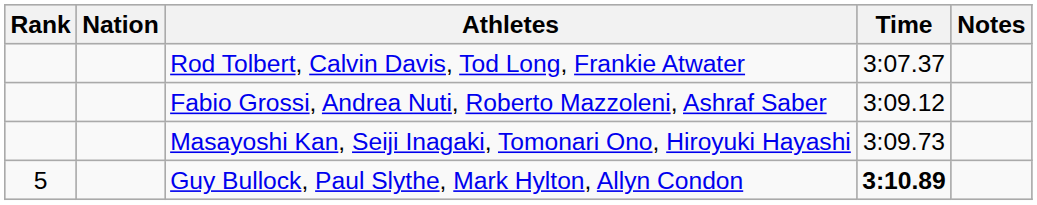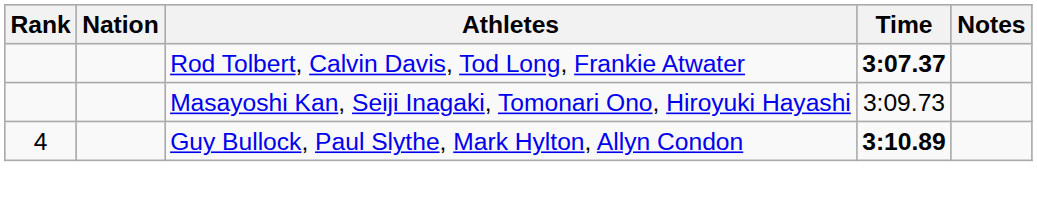(904, 63) normal -> (904, 63) bold
- row: (498, 102)
(41, 180) 5 -> (41, 141) 4
